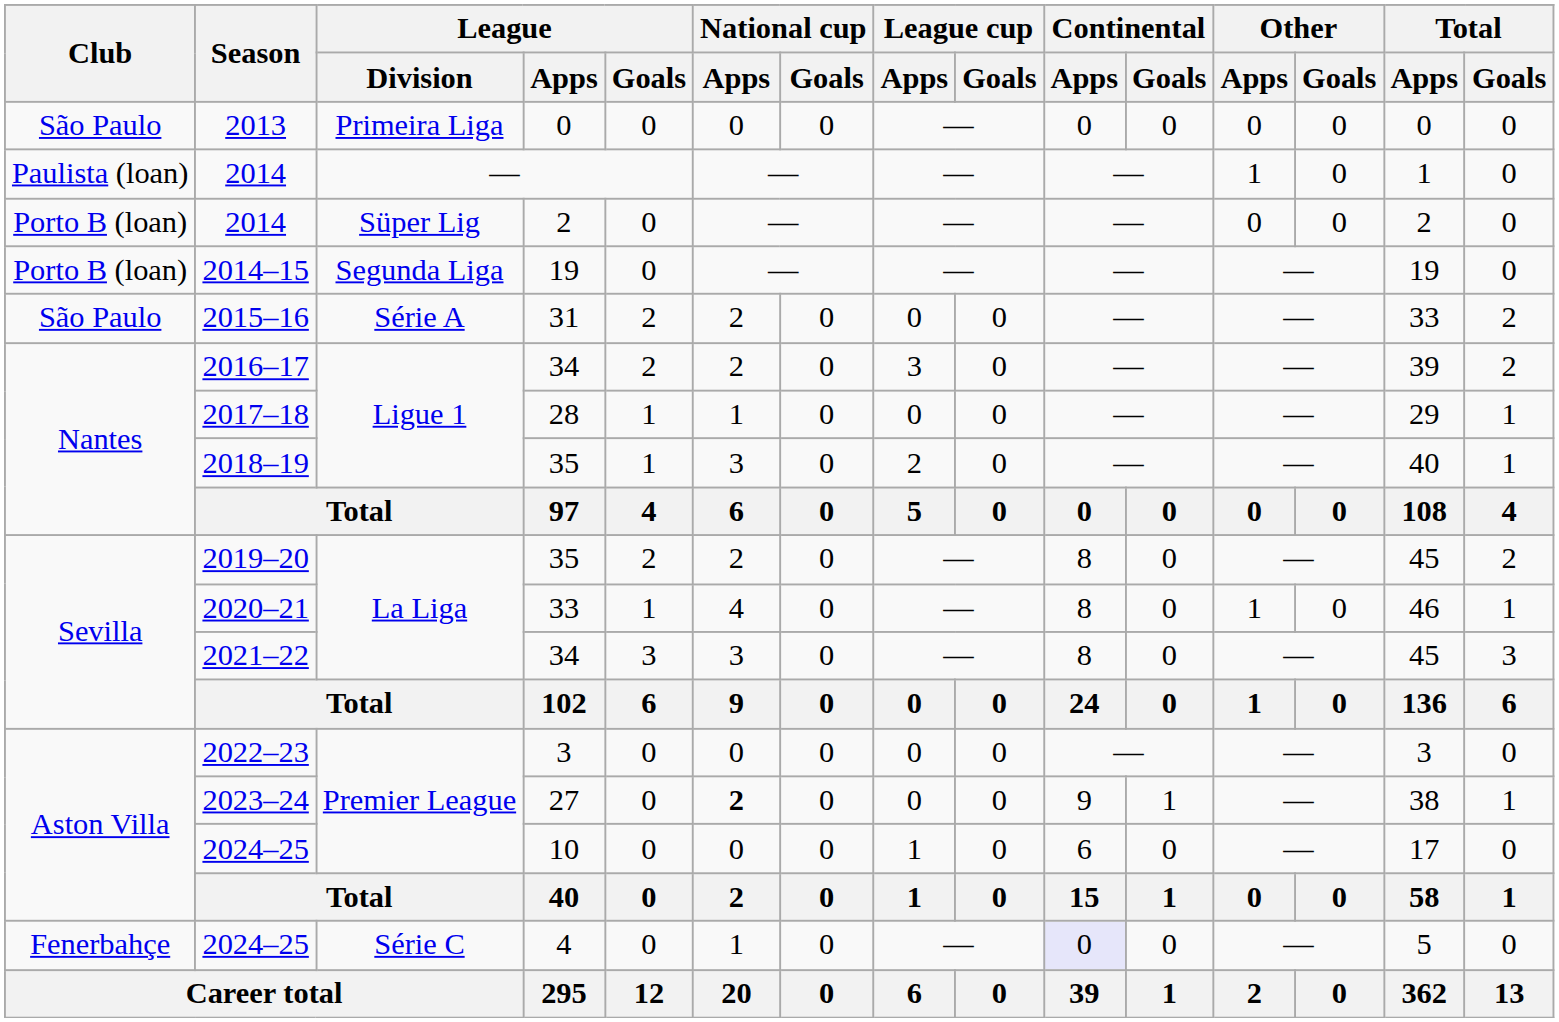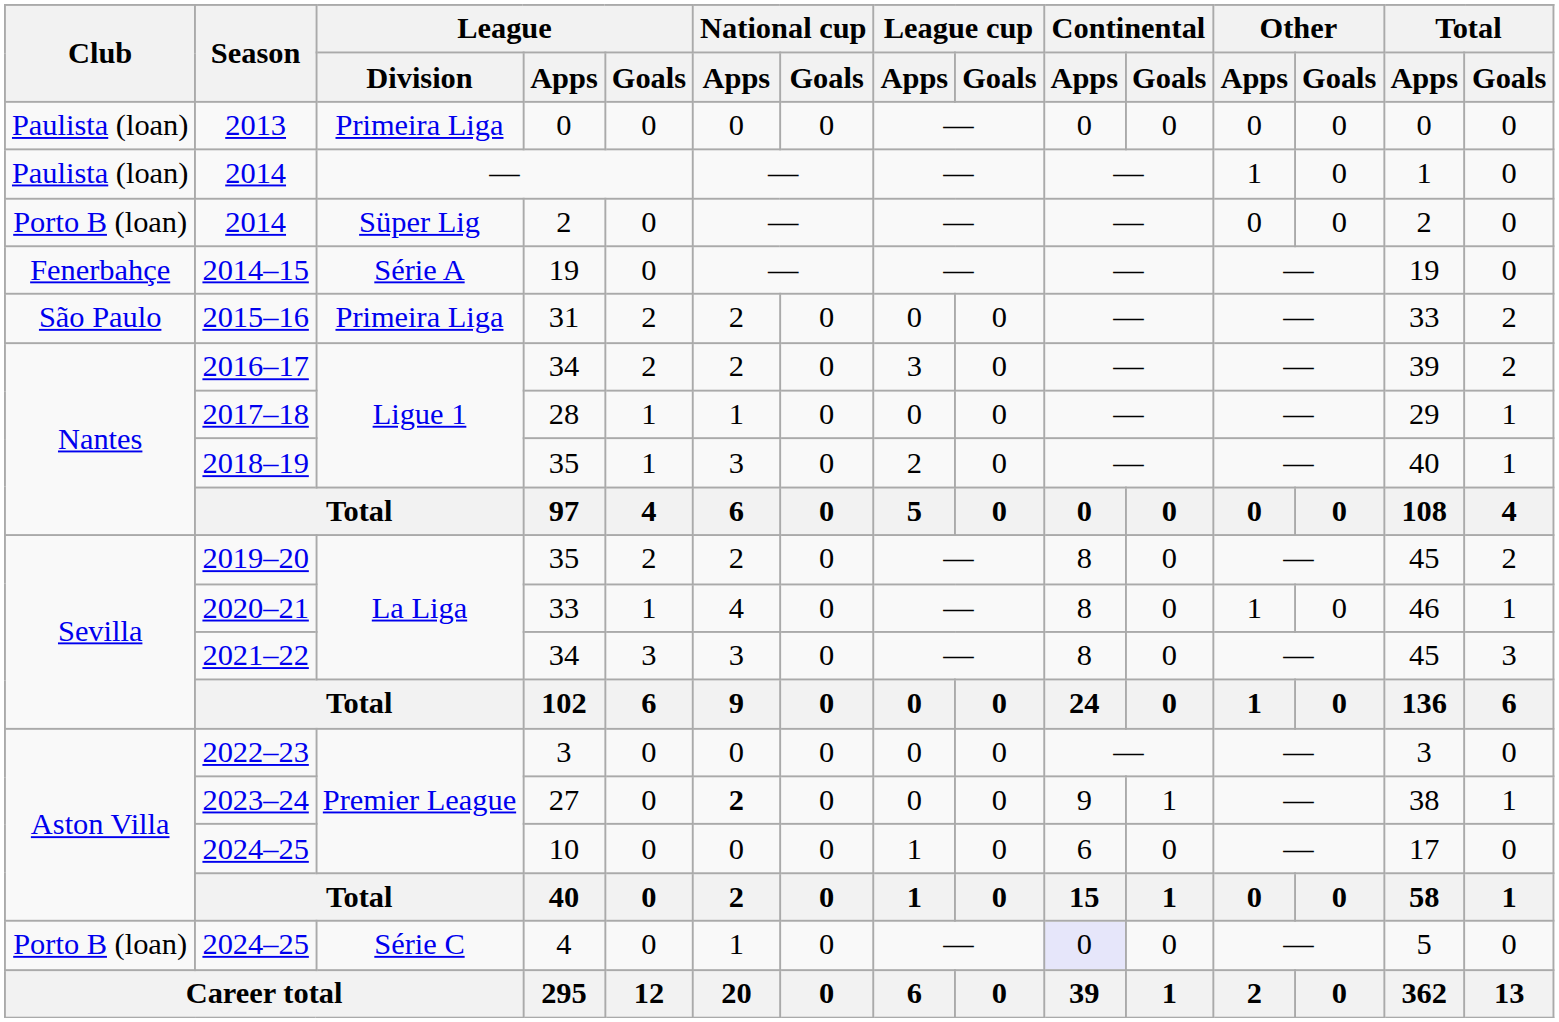(100, 125) São Paulo -> (100, 125) Paulista (loan)
(100, 269) Porto B (loan) -> (100, 269) Fenerbahçe
(419, 269) Segunda Liga -> (419, 269) Série A
(419, 317) Série A -> (419, 317) Primeira Liga
(100, 944) Fenerbahçe -> (100, 944) Porto B (loan)
